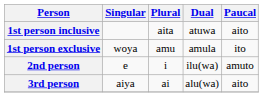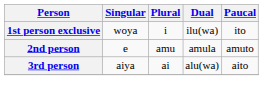- row: (53, 30)
(166, 48) amu -> (166, 30) i
(202, 48) amula -> (202, 30) ilu(wa)
(166, 65) i -> (166, 48) amu
(202, 65) ilu(wa) -> (202, 48) amula
